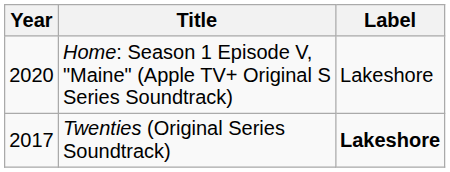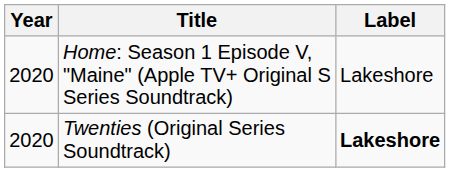(31, 140) 2017 -> (31, 140) 2020
